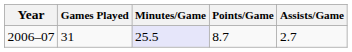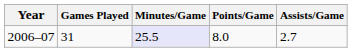(221, 36) 8.7 -> (221, 36) 8.0
